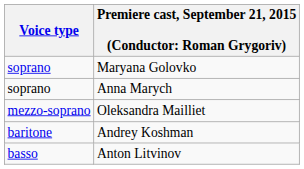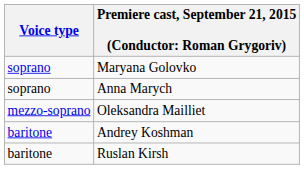+ row: (133, 153)
- row: (139, 153)
